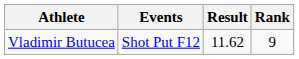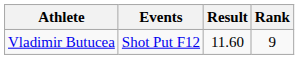(227, 41) 11.62 -> (227, 41) 11.60
